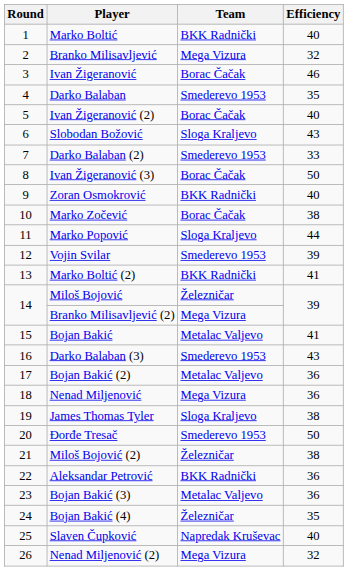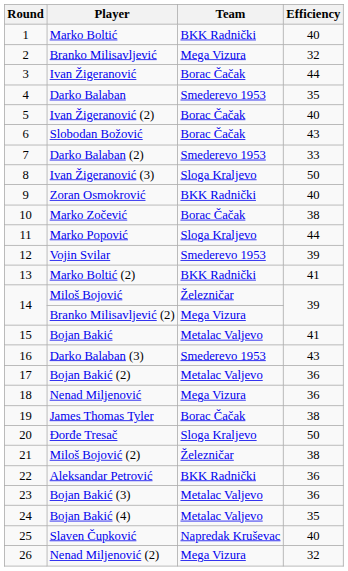(313, 74) 46 -> (313, 74) 44
(219, 134) Sloga Kraljevo -> (213, 134) Borac Čačak
(213, 174) Borac Čačak -> (219, 174) Sloga Kraljevo
(219, 415) Sloga Kraljevo -> (213, 415) Borac Čačak
(223, 435) Smederevo 1953 -> (219, 435) Sloga Kraljevo
(207, 515) Železničar -> (222, 515) Metalac Valjevo
